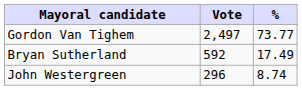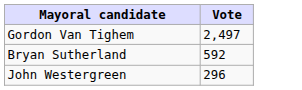- column: (275, 15)
